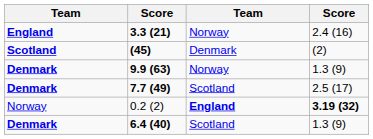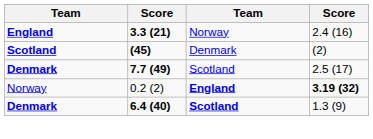- row: (150, 69)
(212, 124) normal -> (214, 106) bold
